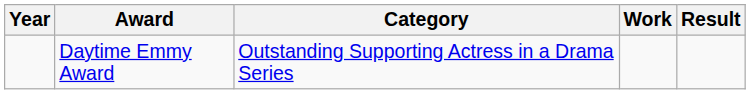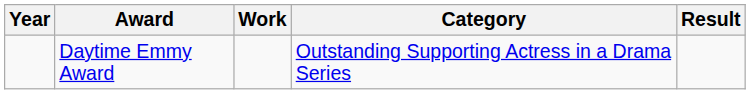columns swapped: (426, 19) <-> (648, 19)
